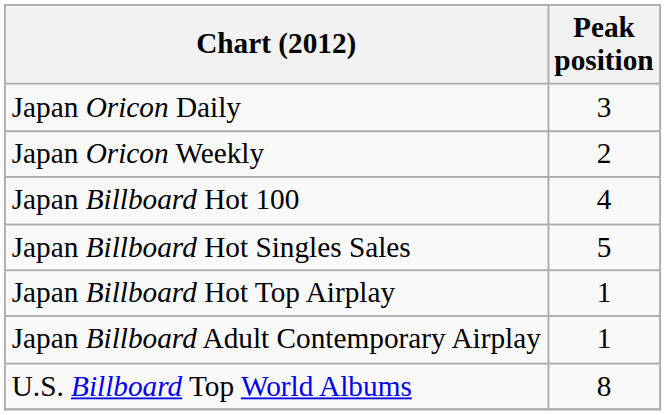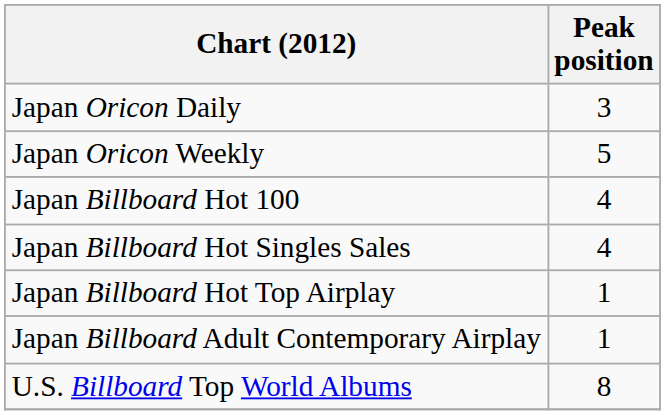(604, 153) 2 -> (604, 153) 5
(604, 246) 5 -> (604, 246) 4
